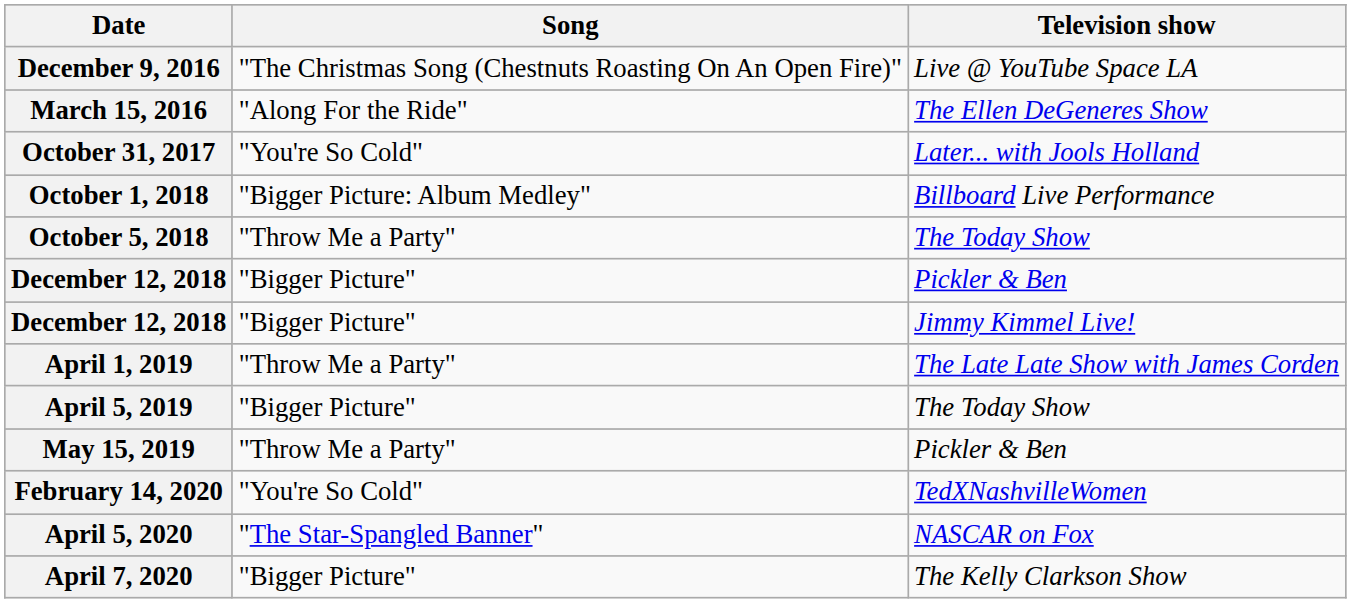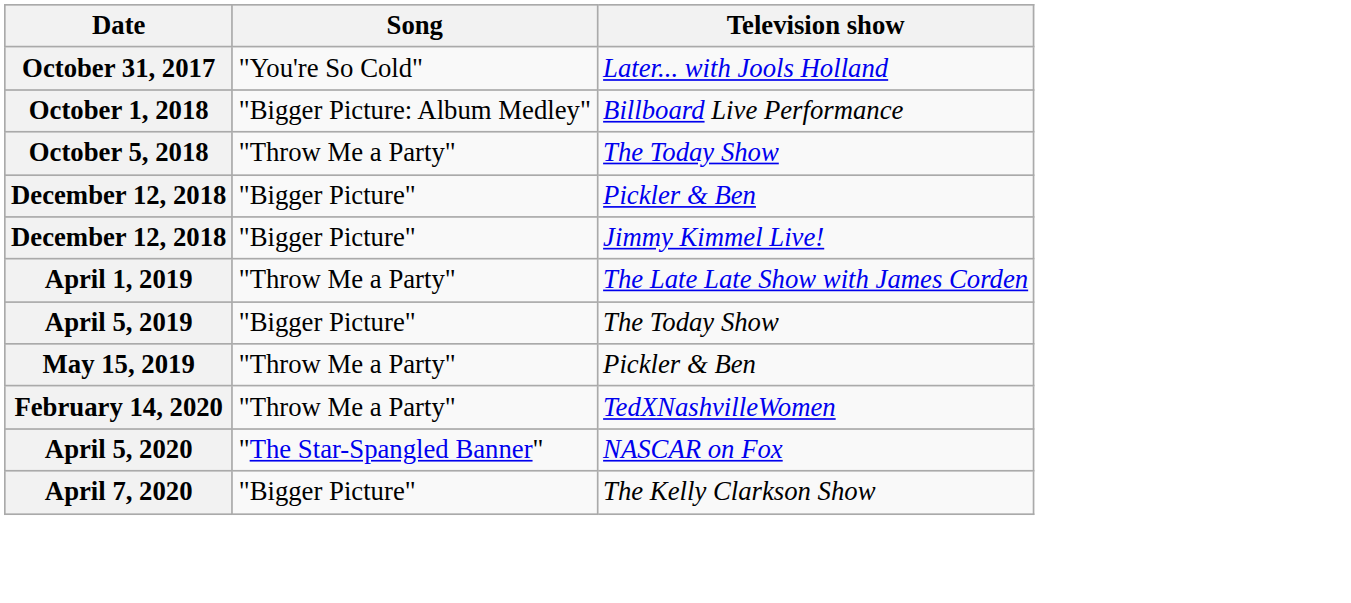- row: (119, 68)
- row: (119, 110)
(331, 491) "You're So Cold" -> (347, 407) "Throw Me a Party"
